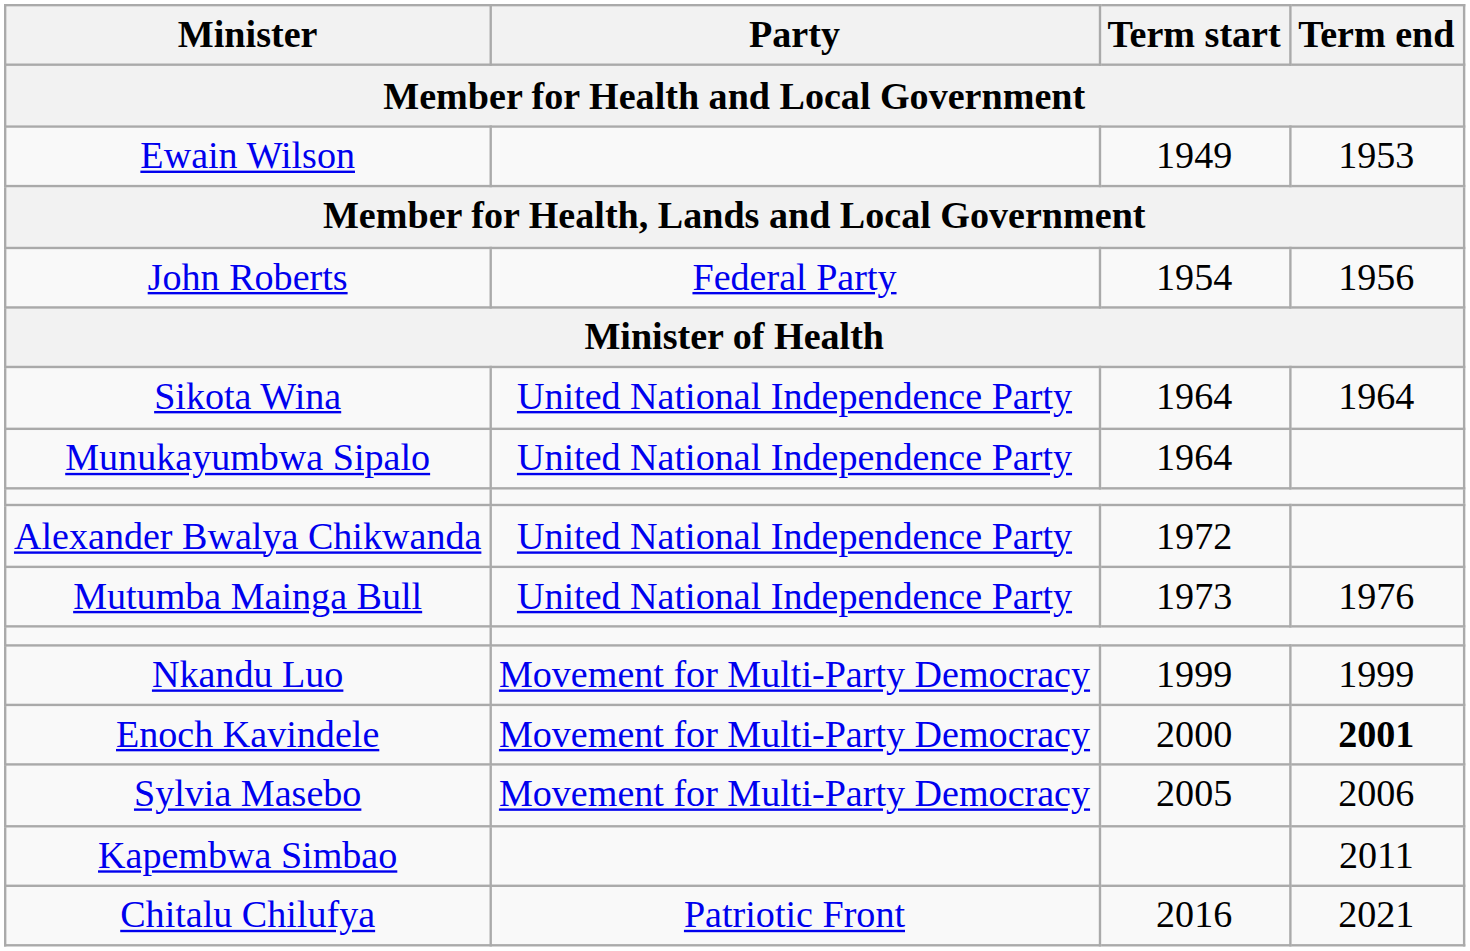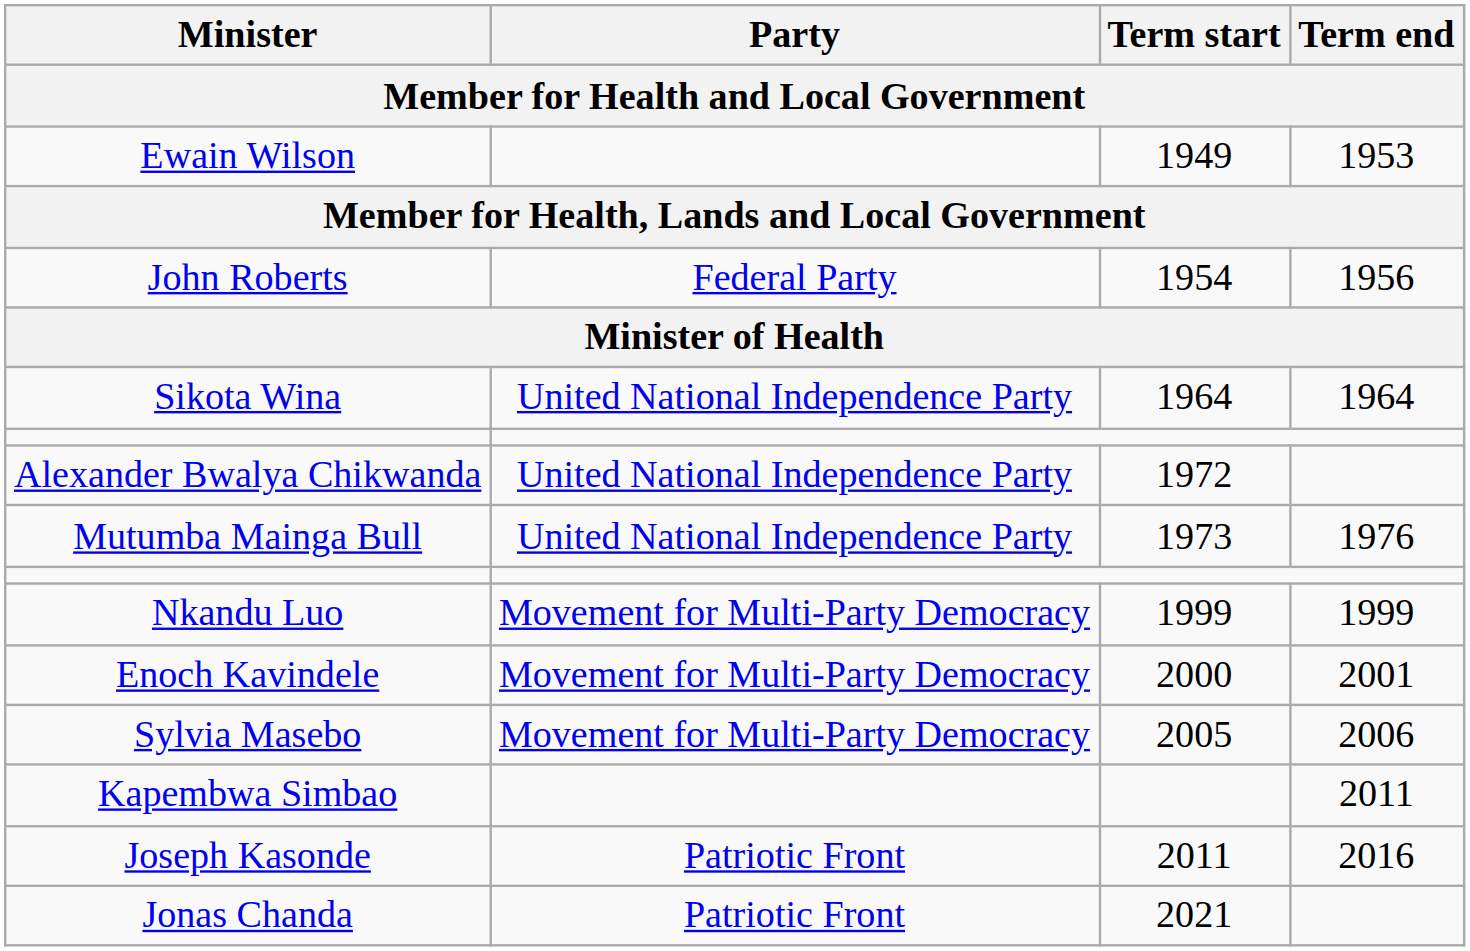- row: (248, 457)
(1376, 734) bold -> (1376, 673) normal
+ row: (248, 854)
- row: (248, 915)
+ row: (248, 915)
